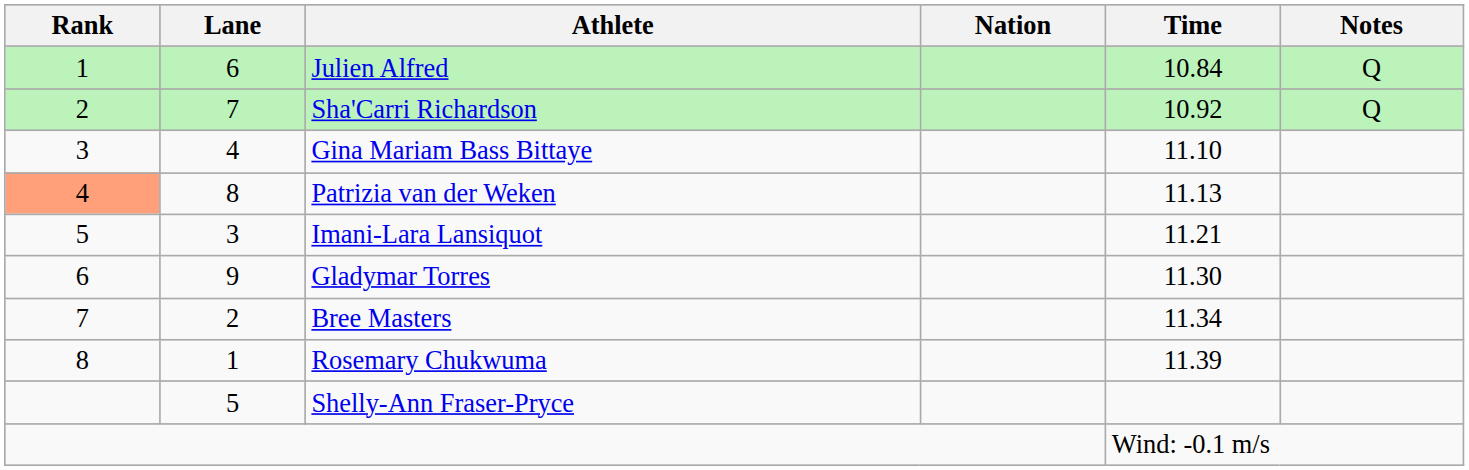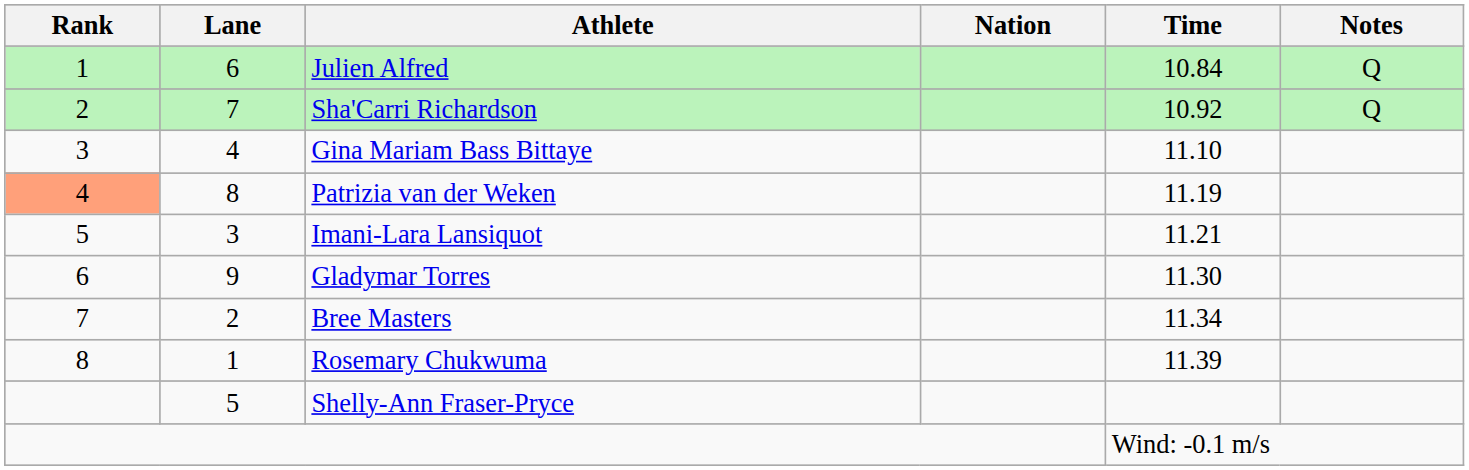(1193, 192) 11.13 -> (1193, 192) 11.19
